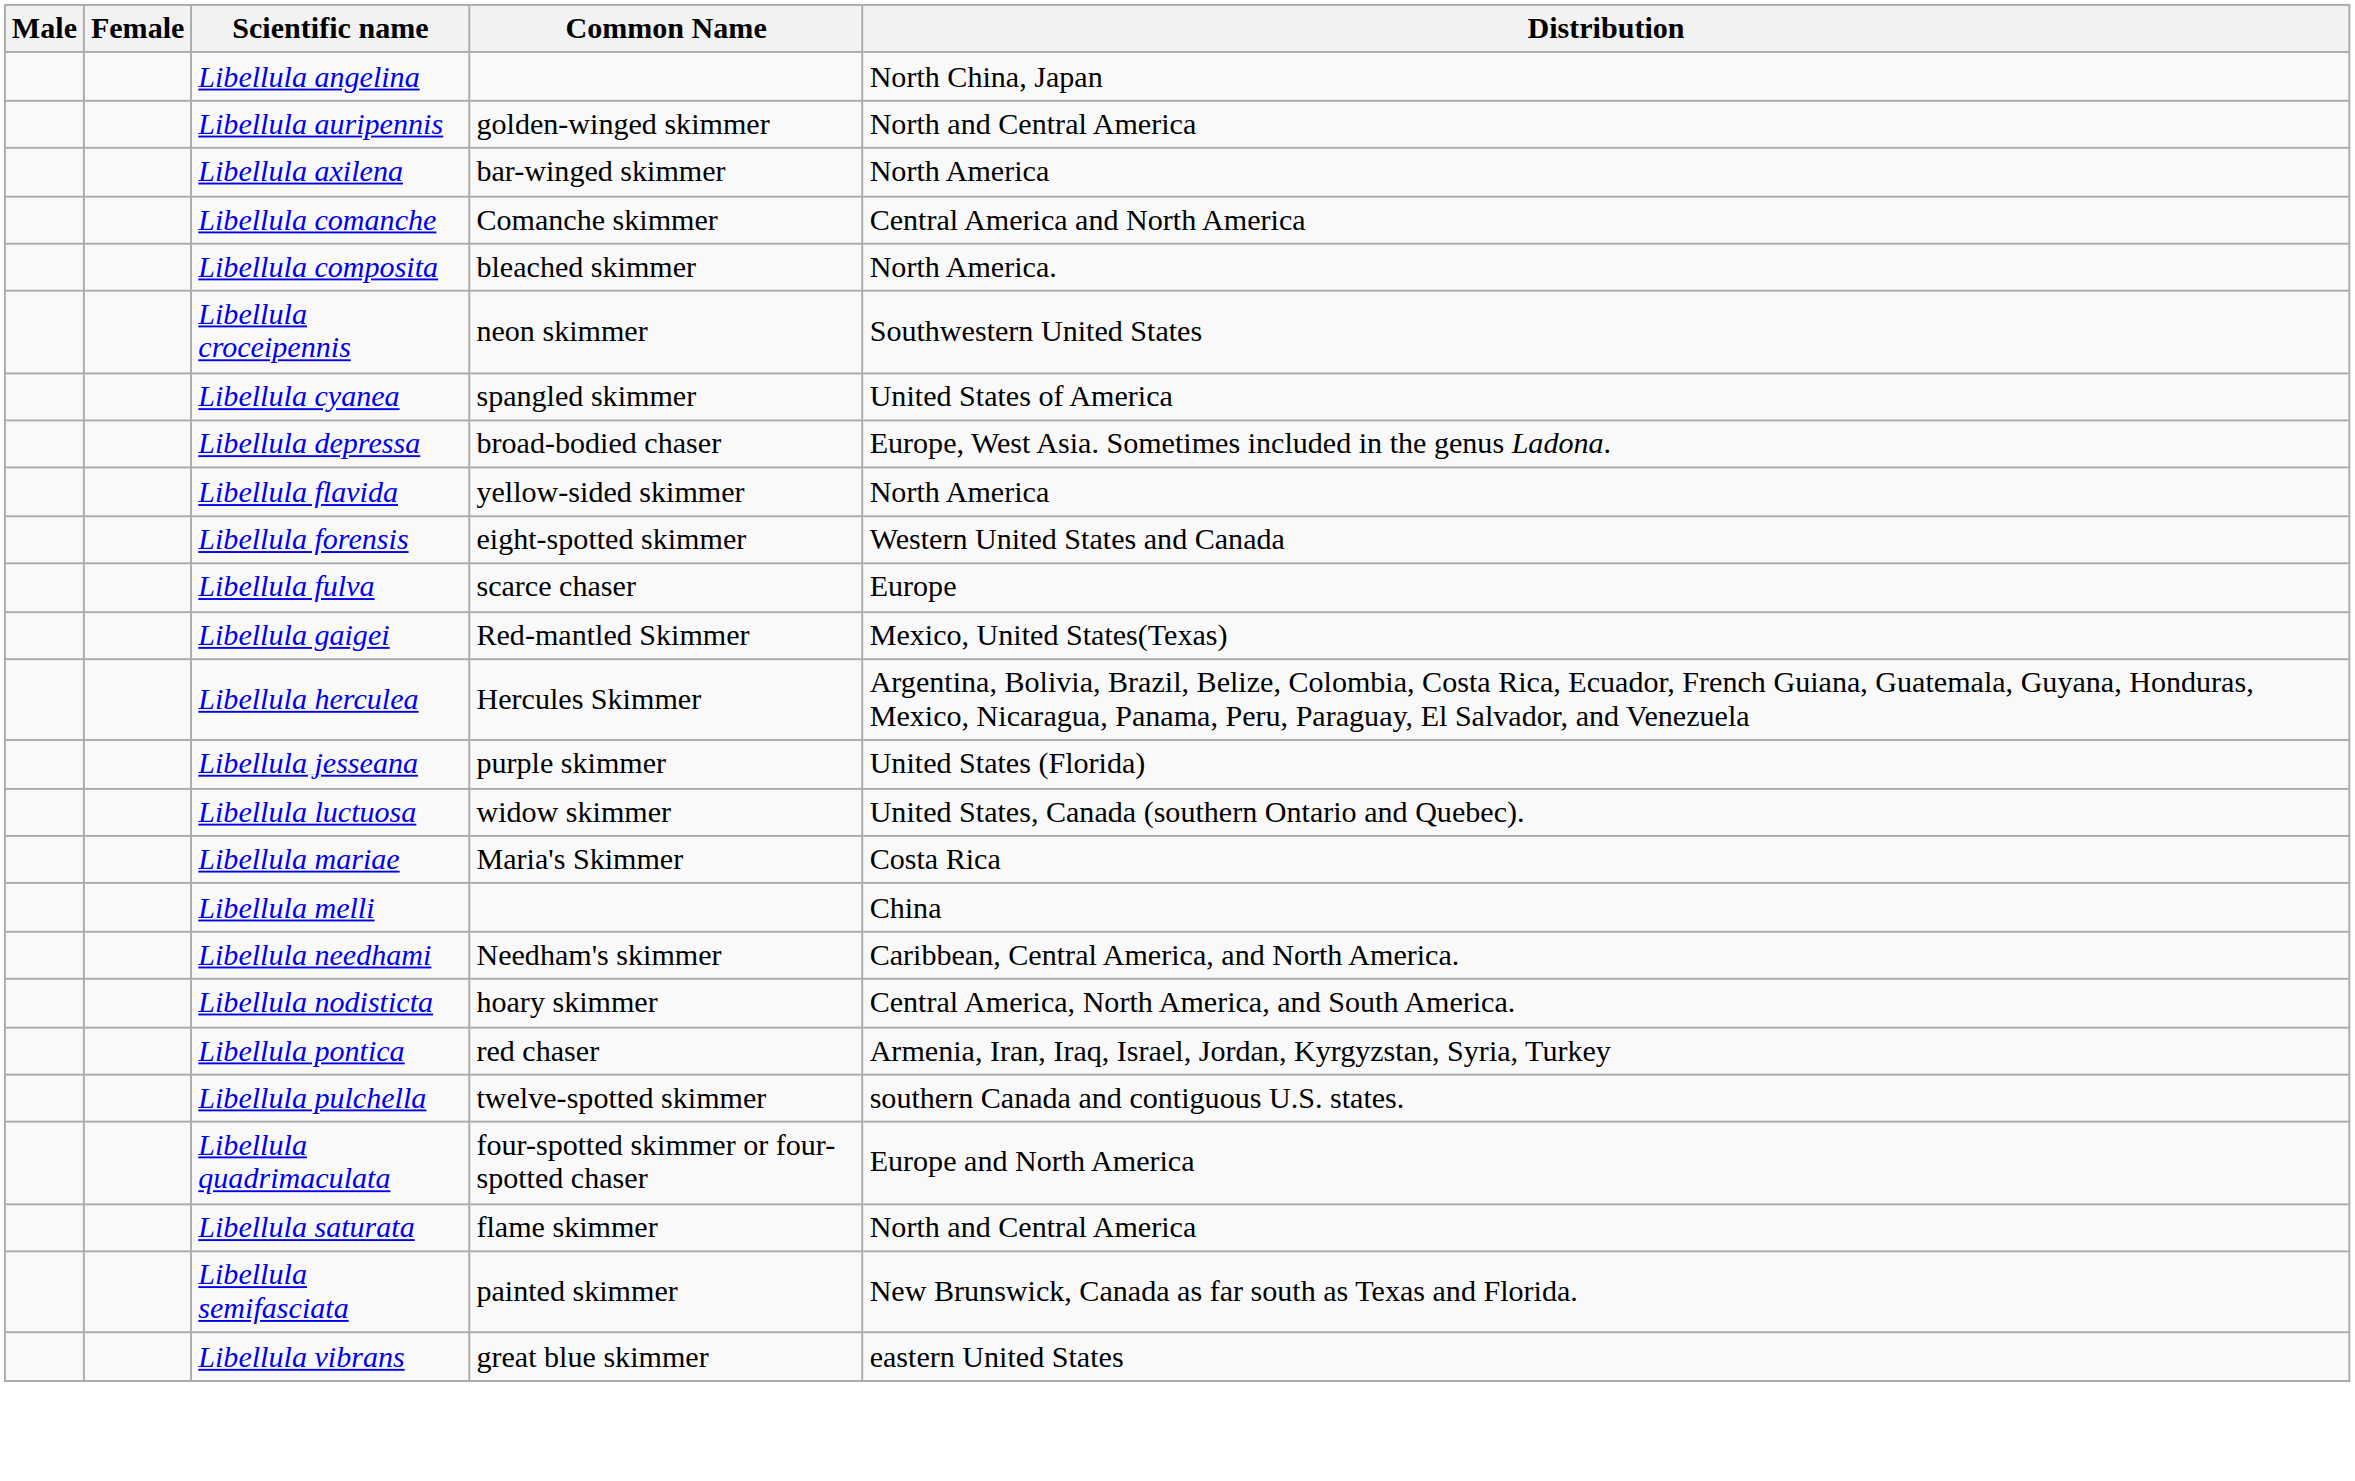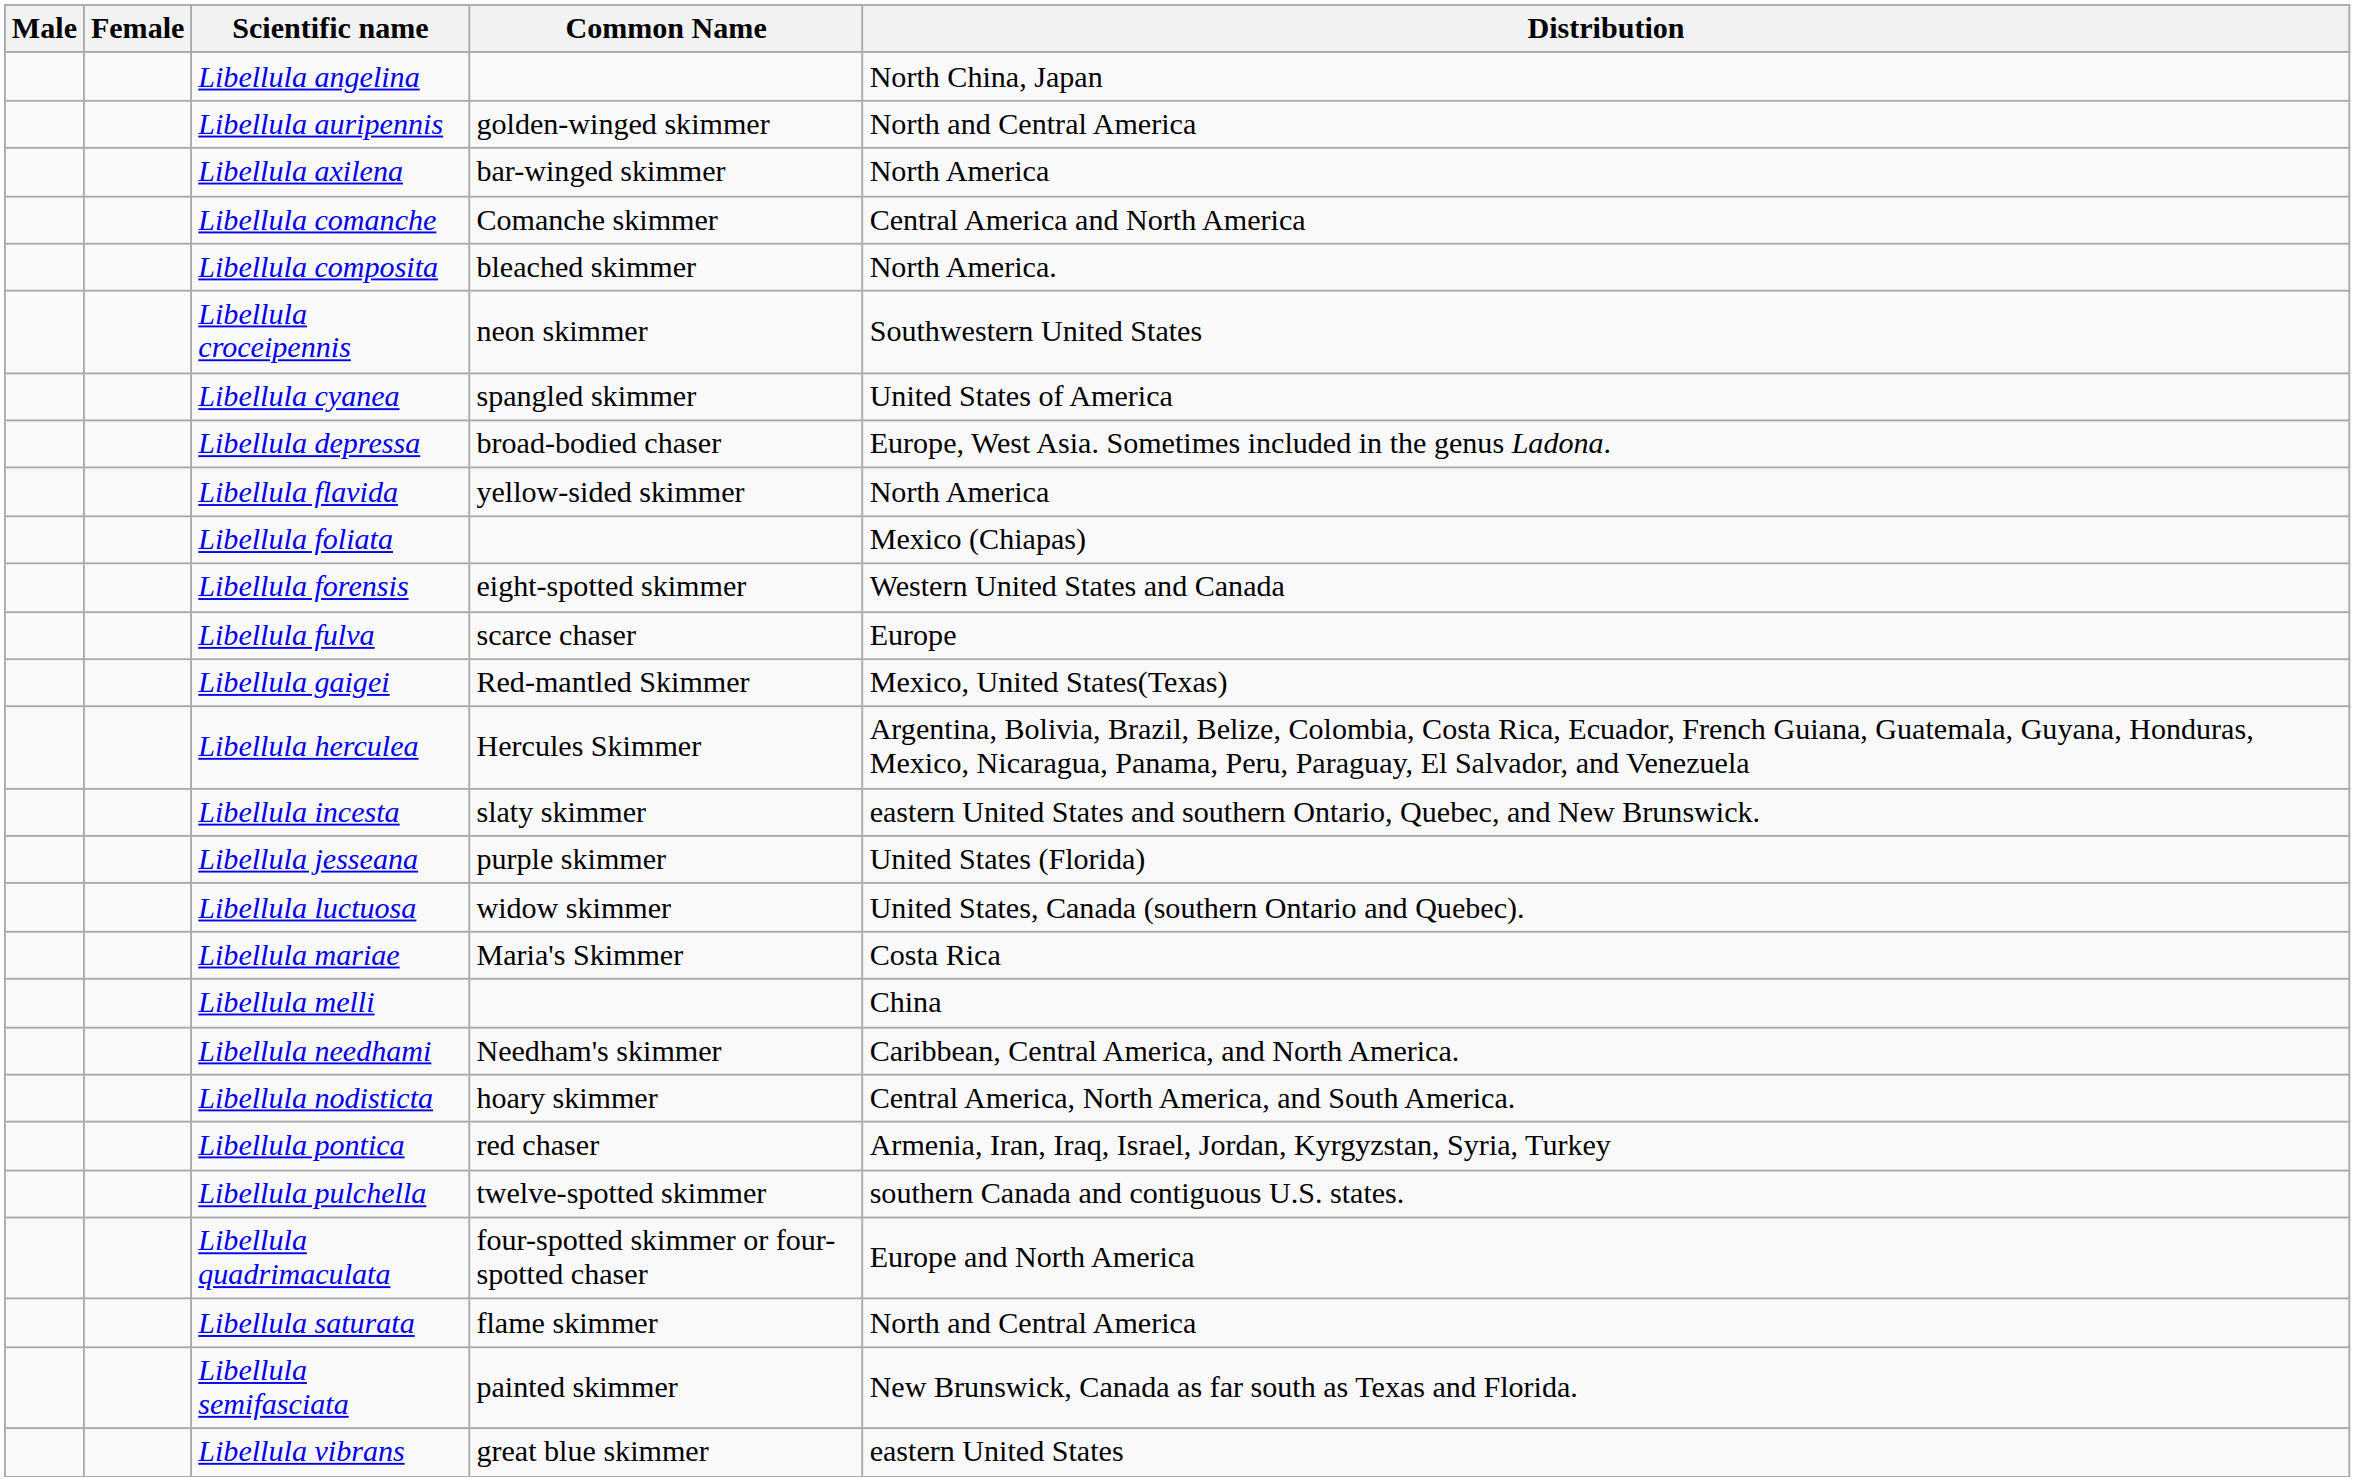+ row: (296, 539)
+ row: (299, 811)
